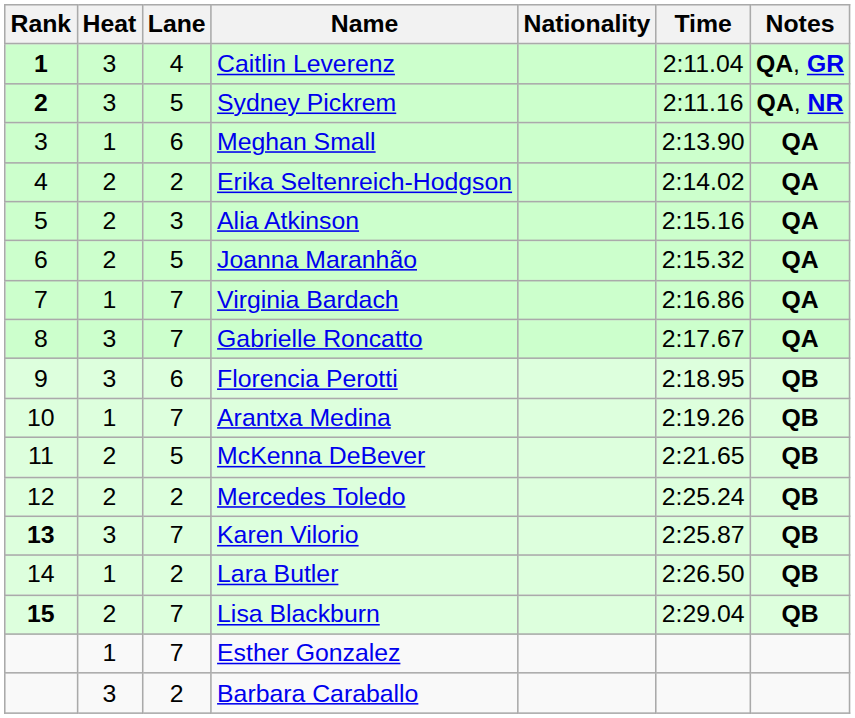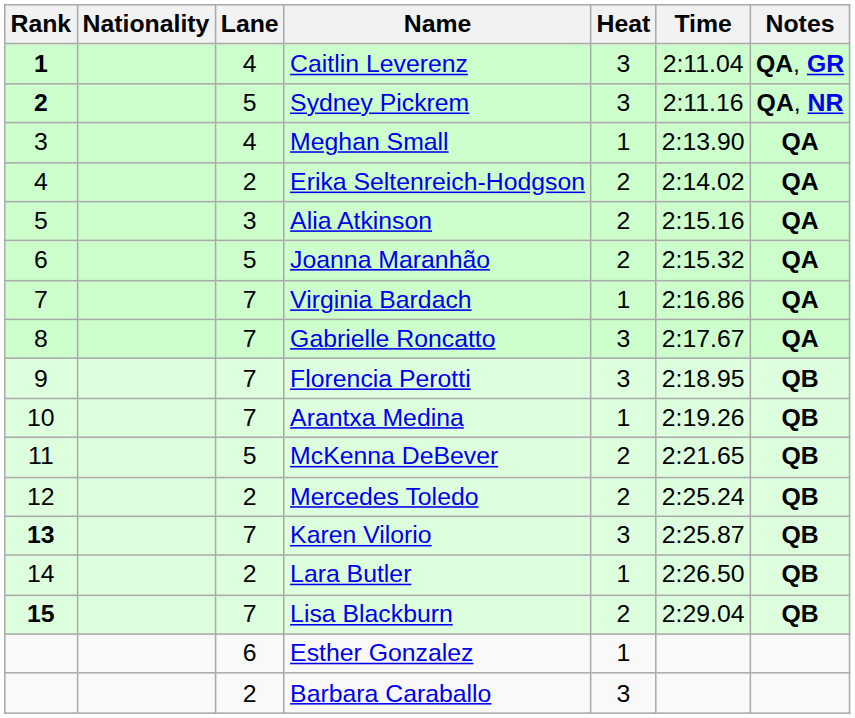columns swapped: (109, 24) <-> (587, 24)
(177, 142) 6 -> (250, 142) 4
(177, 378) 6 -> (250, 378) 7
(177, 653) 7 -> (250, 653) 6
